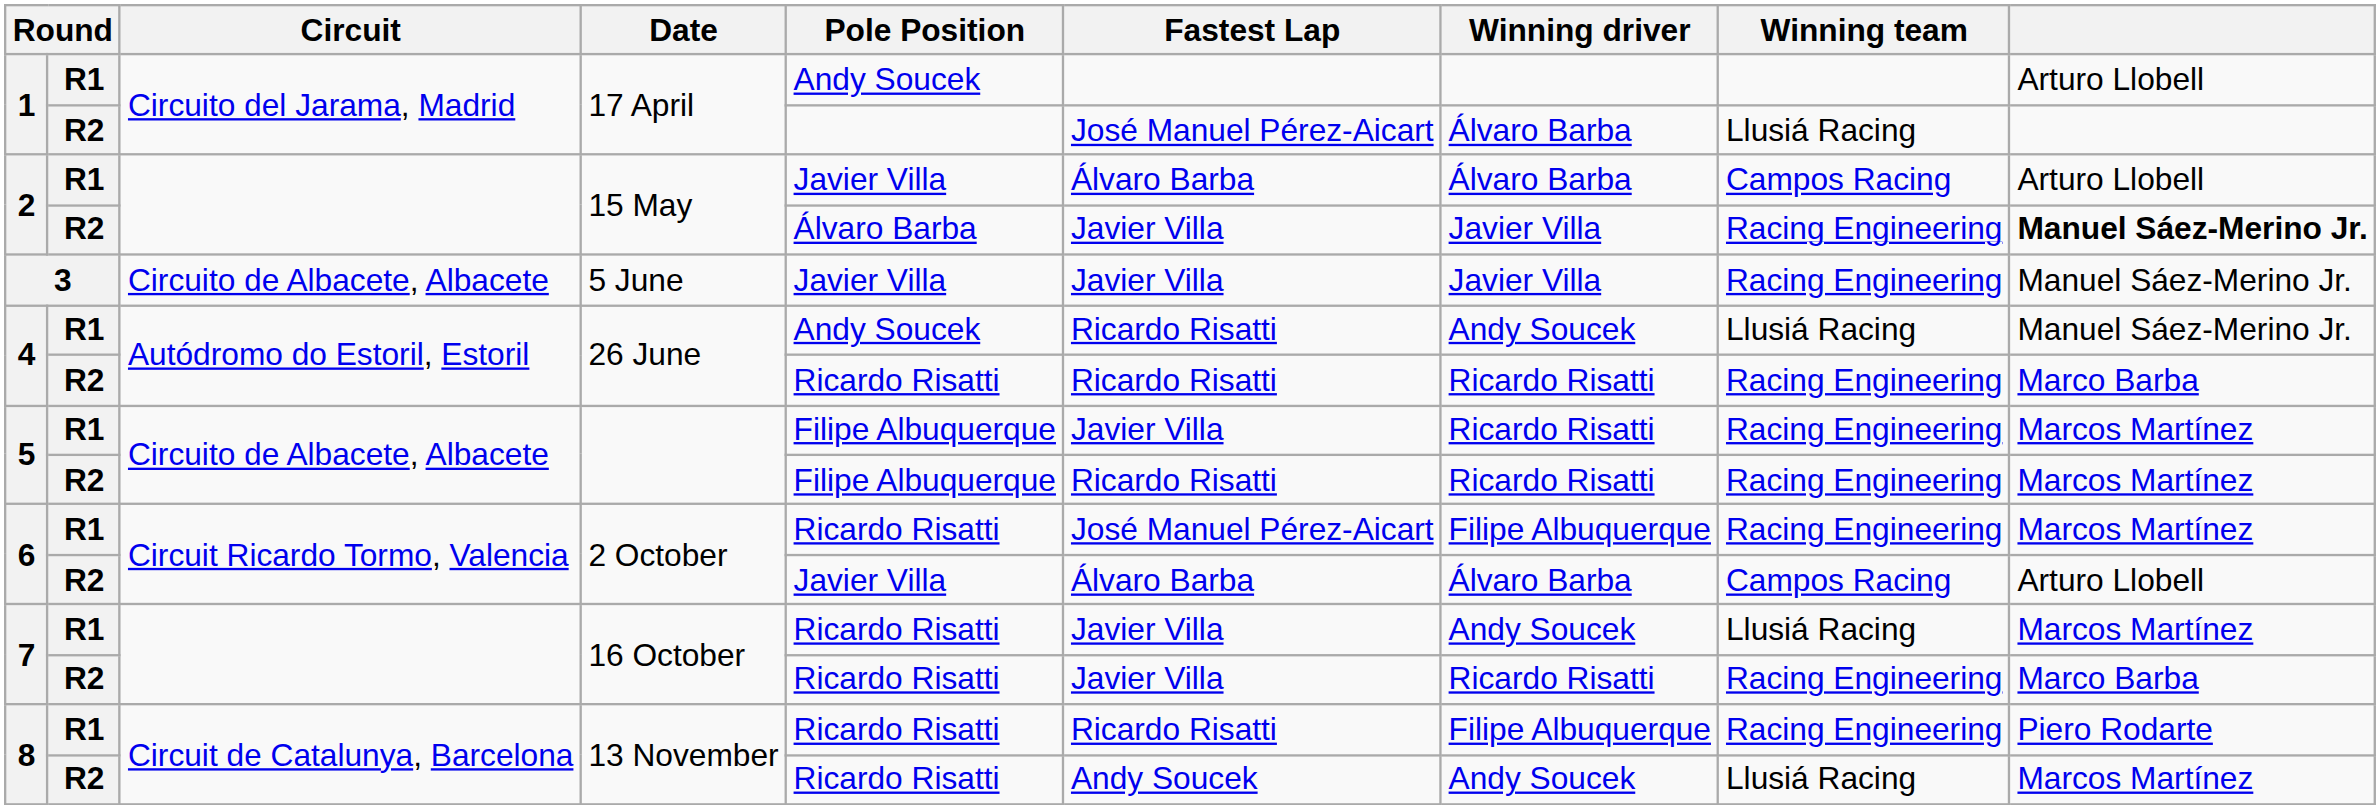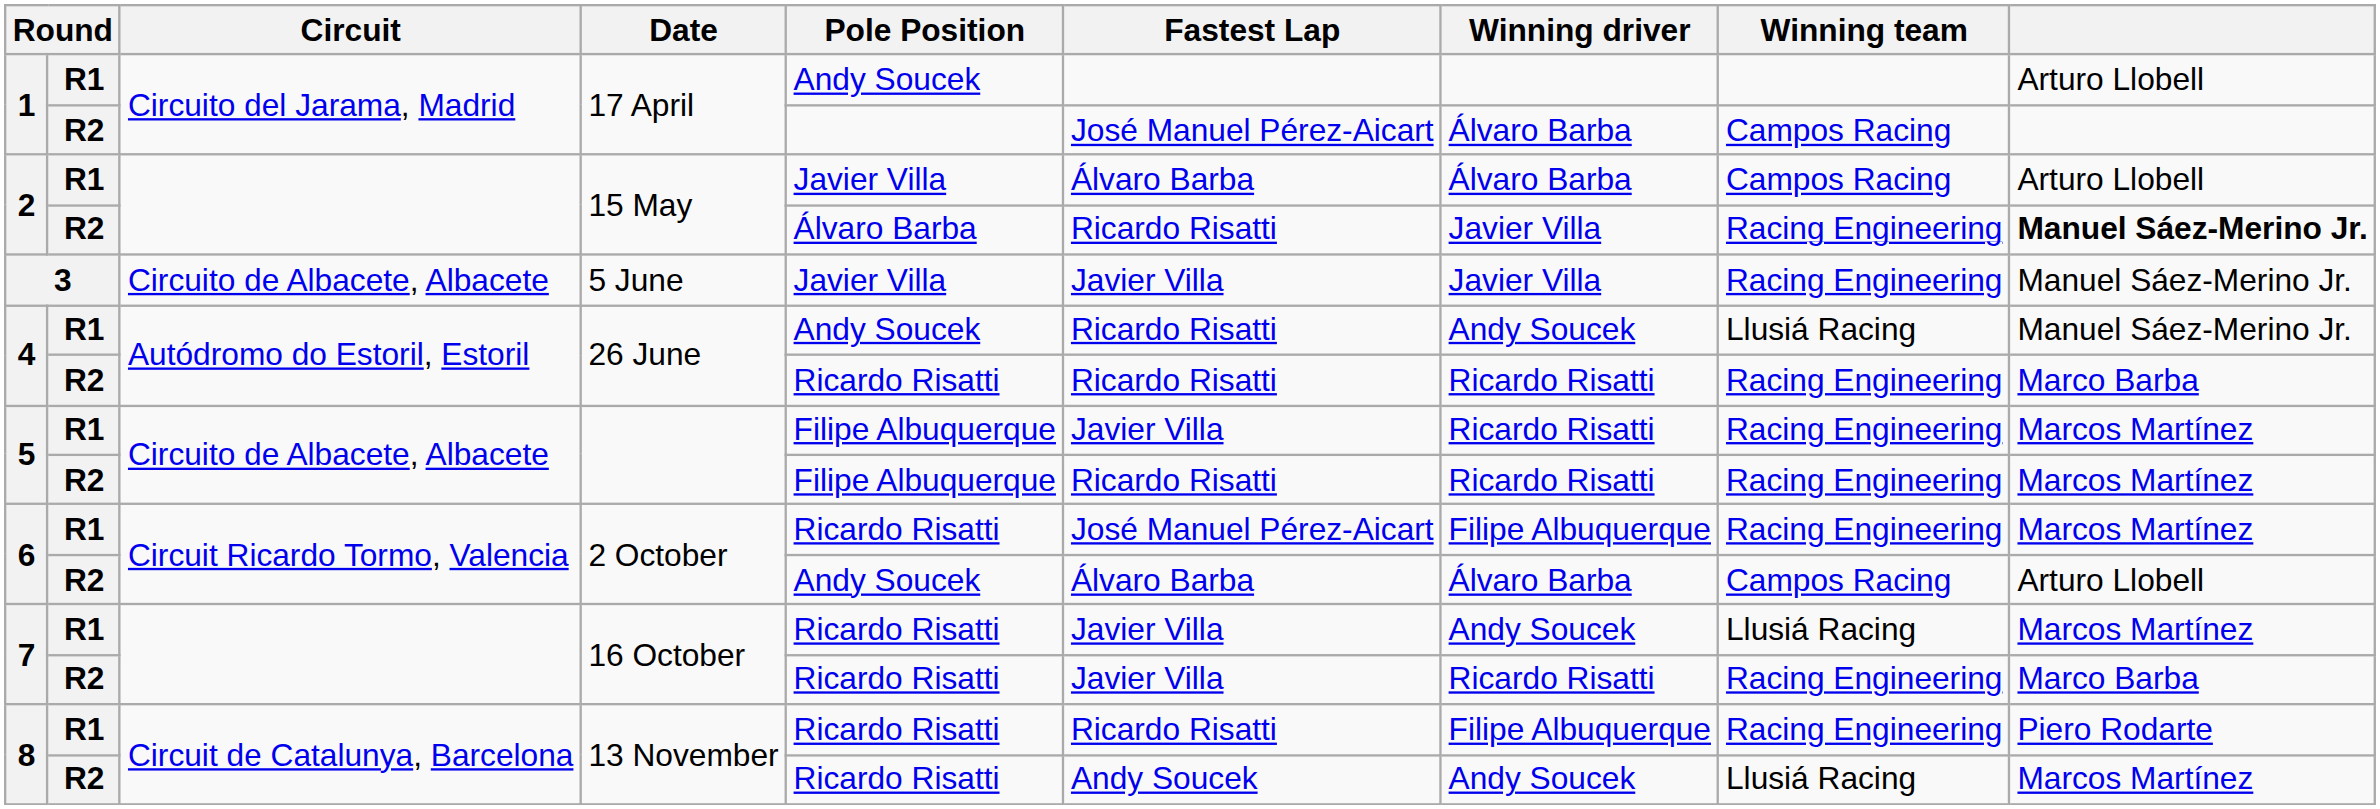(1821, 130) Llusiá Racing -> (1839, 130) Campos Racing
(1147, 230) Javier Villa -> (1174, 230) Ricardo Risatti
(870, 579) Javier Villa -> (887, 579) Andy Soucek
